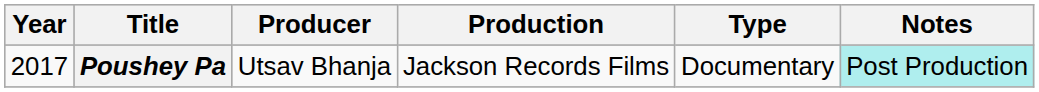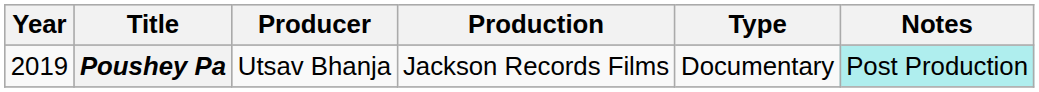(39, 65) 2017 -> (39, 65) 2019
